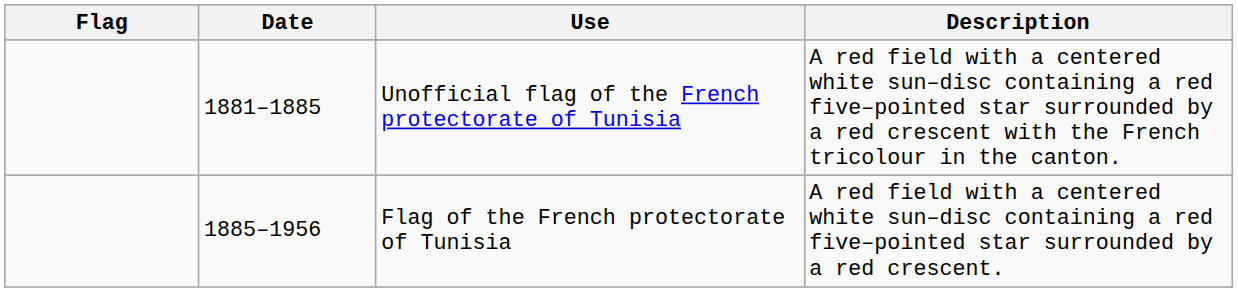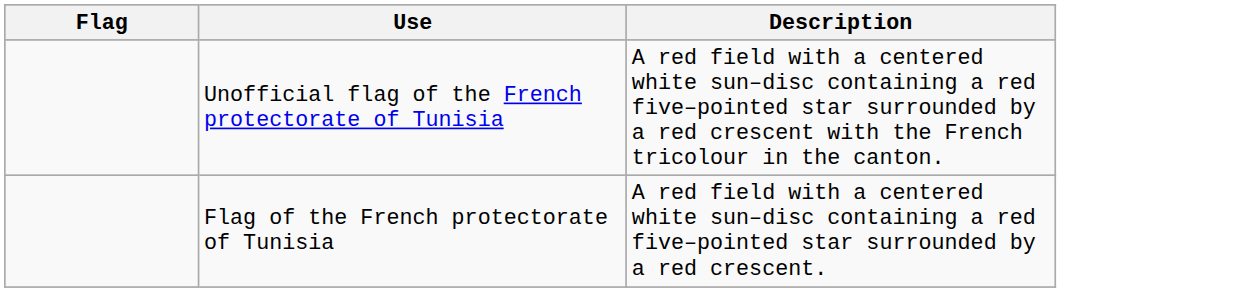- column: (288, 23)
